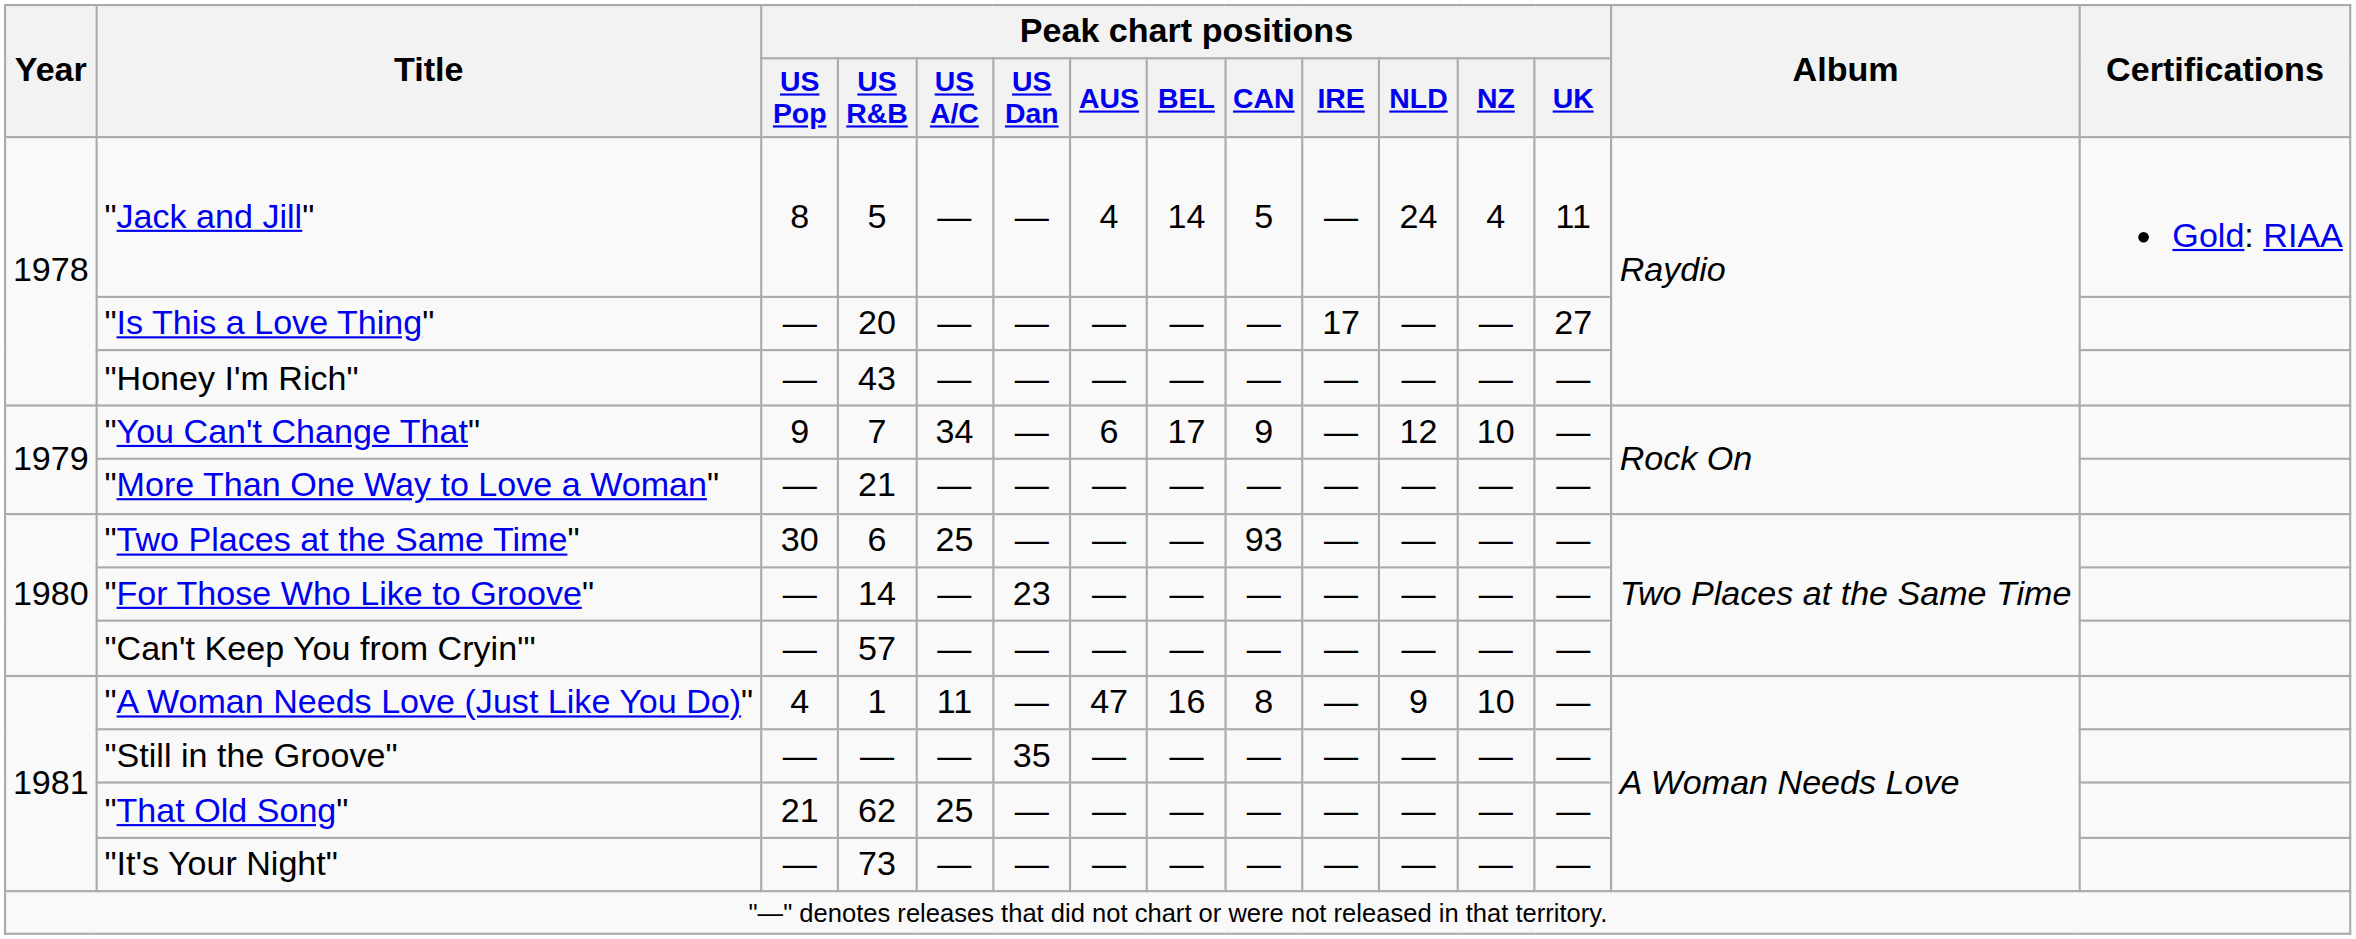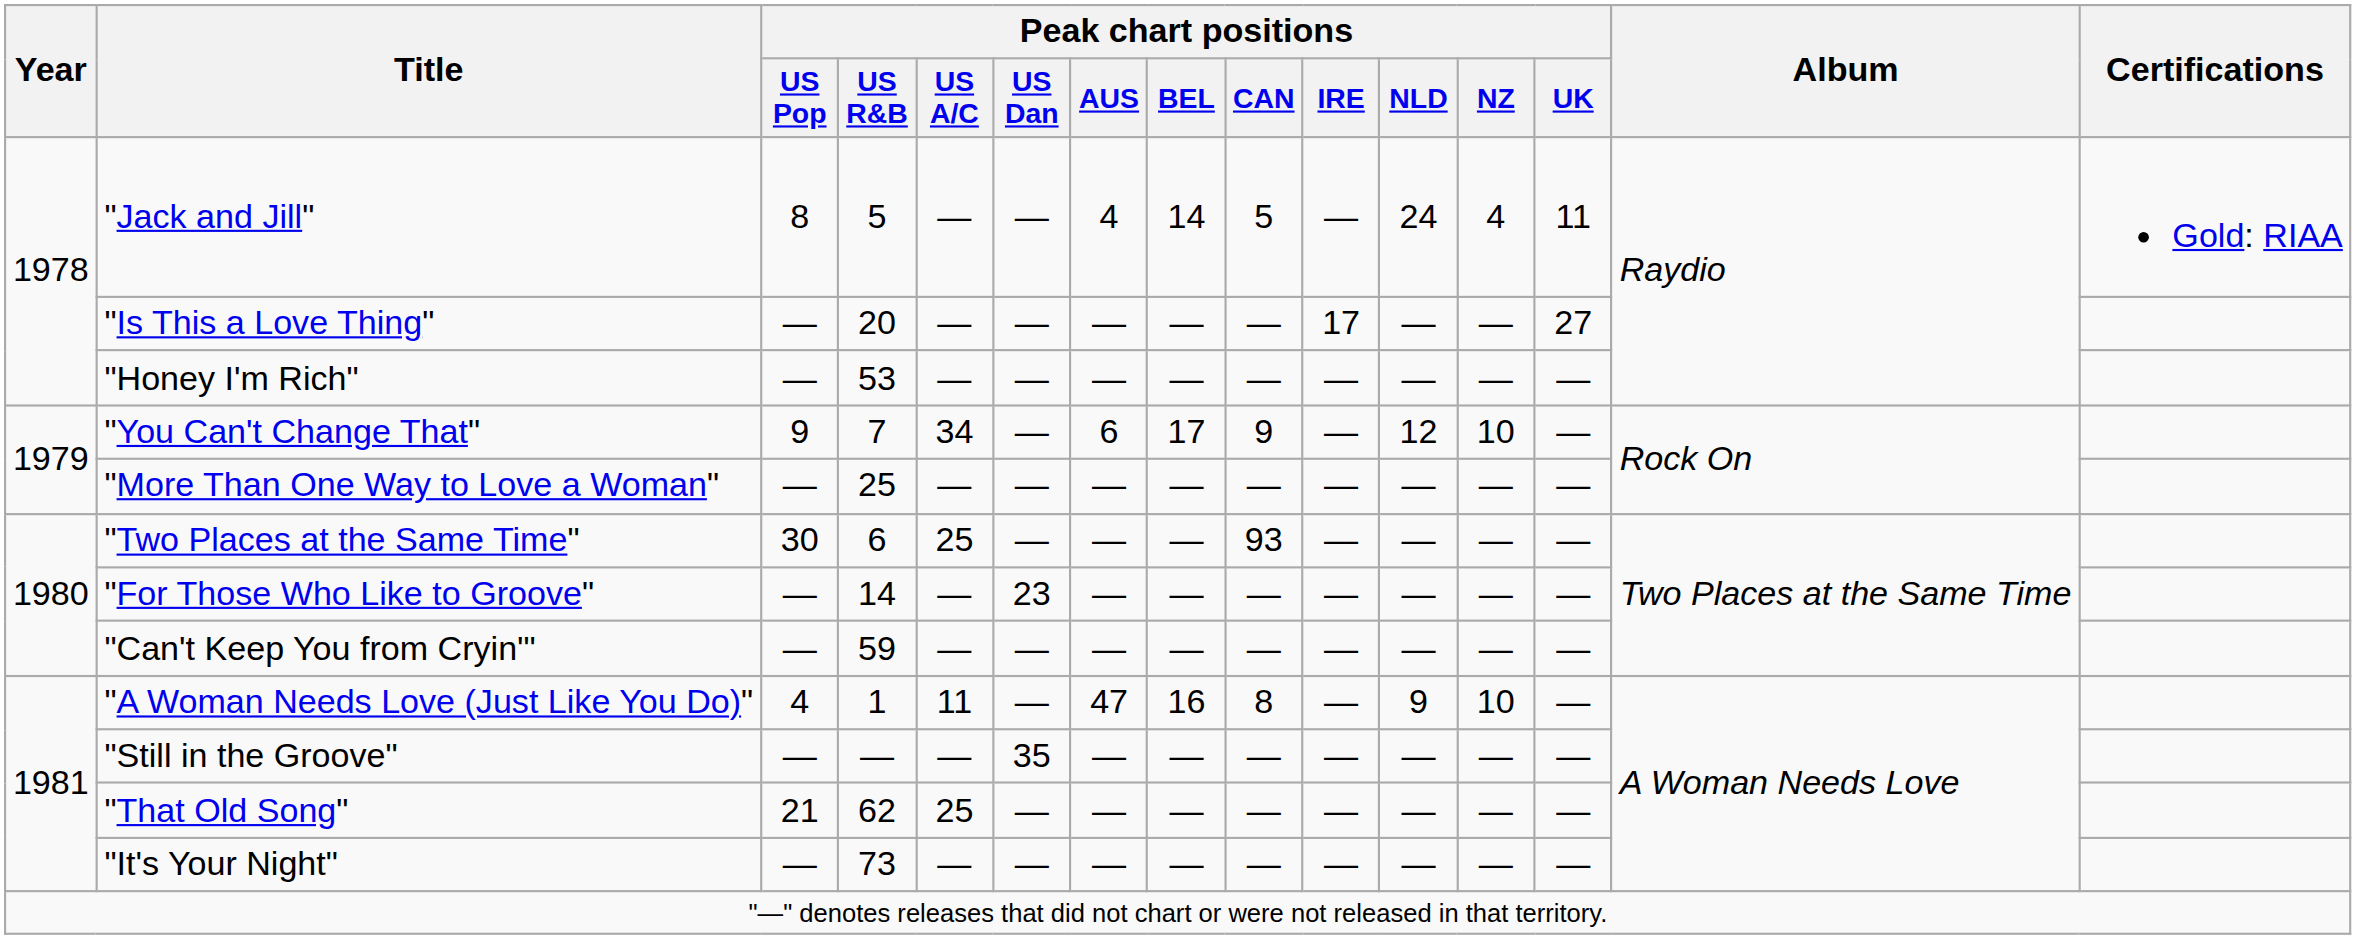(877, 377) 43 -> (877, 377) 53
(877, 485) 21 -> (877, 485) 25
(877, 647) 57 -> (877, 647) 59
